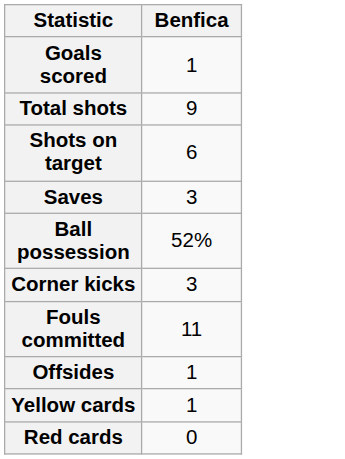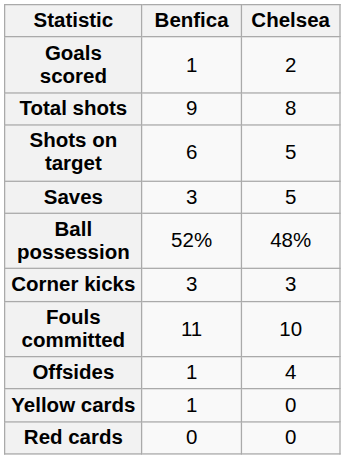+ column: (291, 20)
